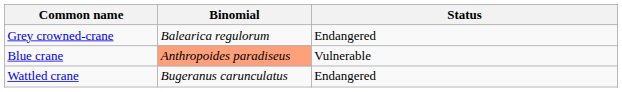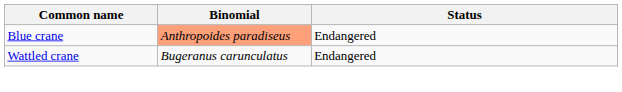- row: (60, 35)
(343, 55) Vulnerable -> (345, 35) Endangered
